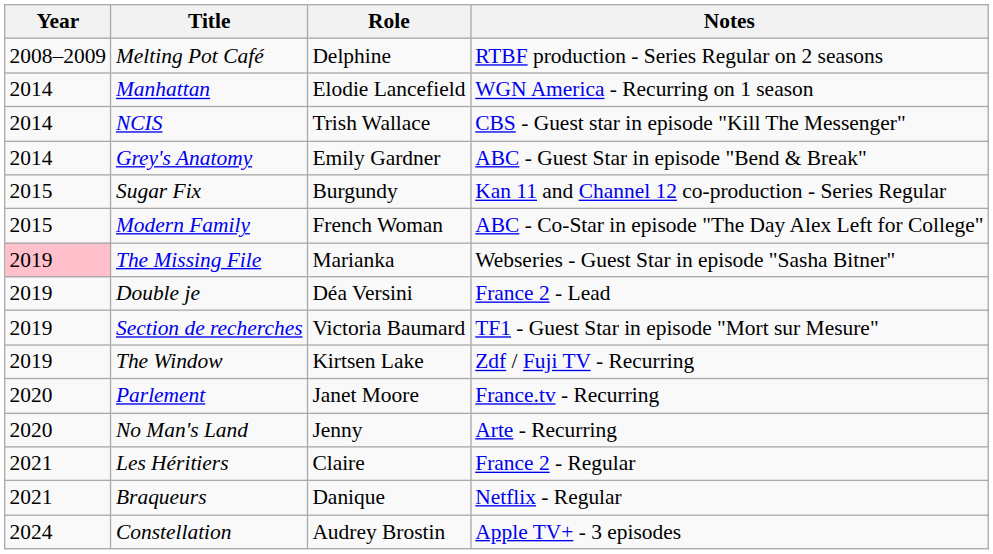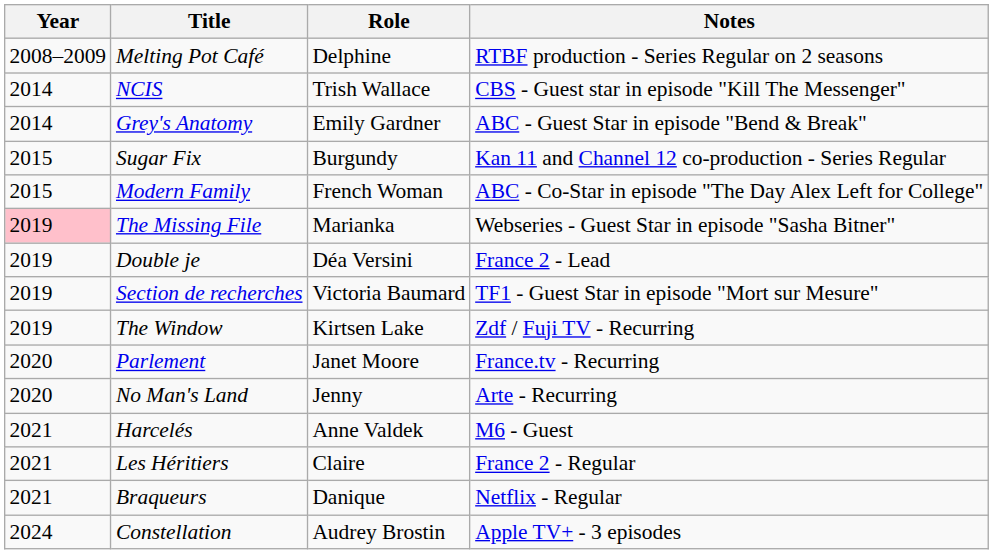- row: (163, 89)
+ row: (154, 429)
